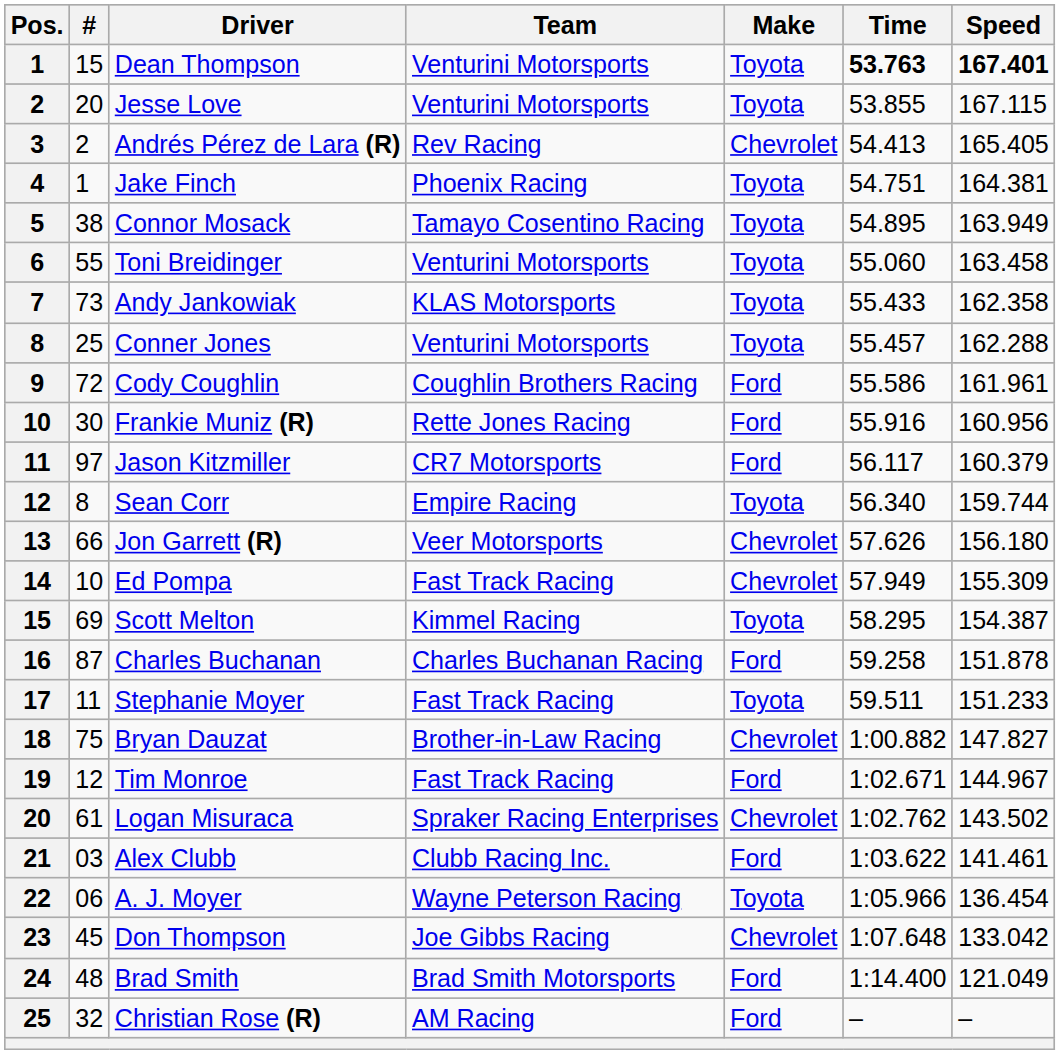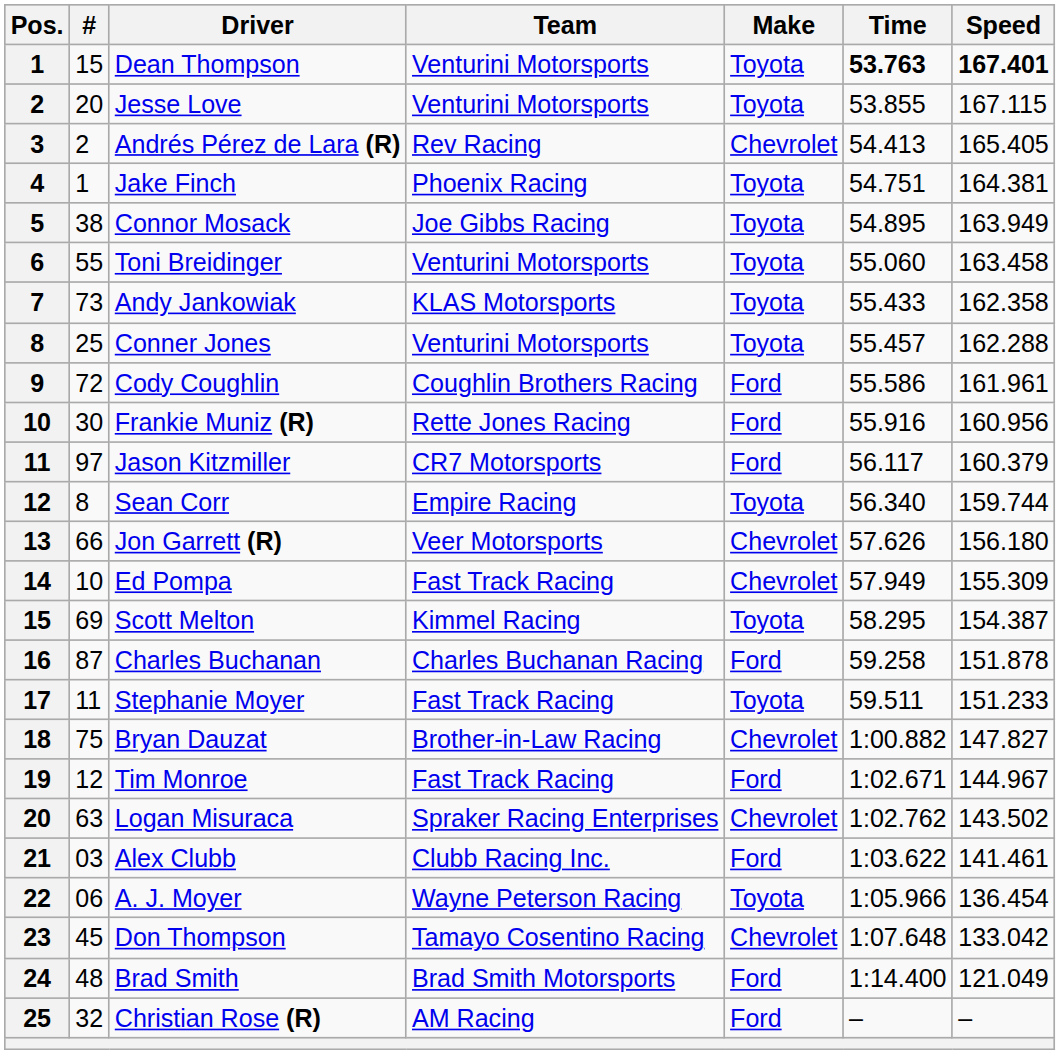(558, 223) Tamayo Cosentino Racing -> (511, 223) Joe Gibbs Racing
(89, 819) 61 -> (89, 819) 63
(511, 938) Joe Gibbs Racing -> (558, 938) Tamayo Cosentino Racing
